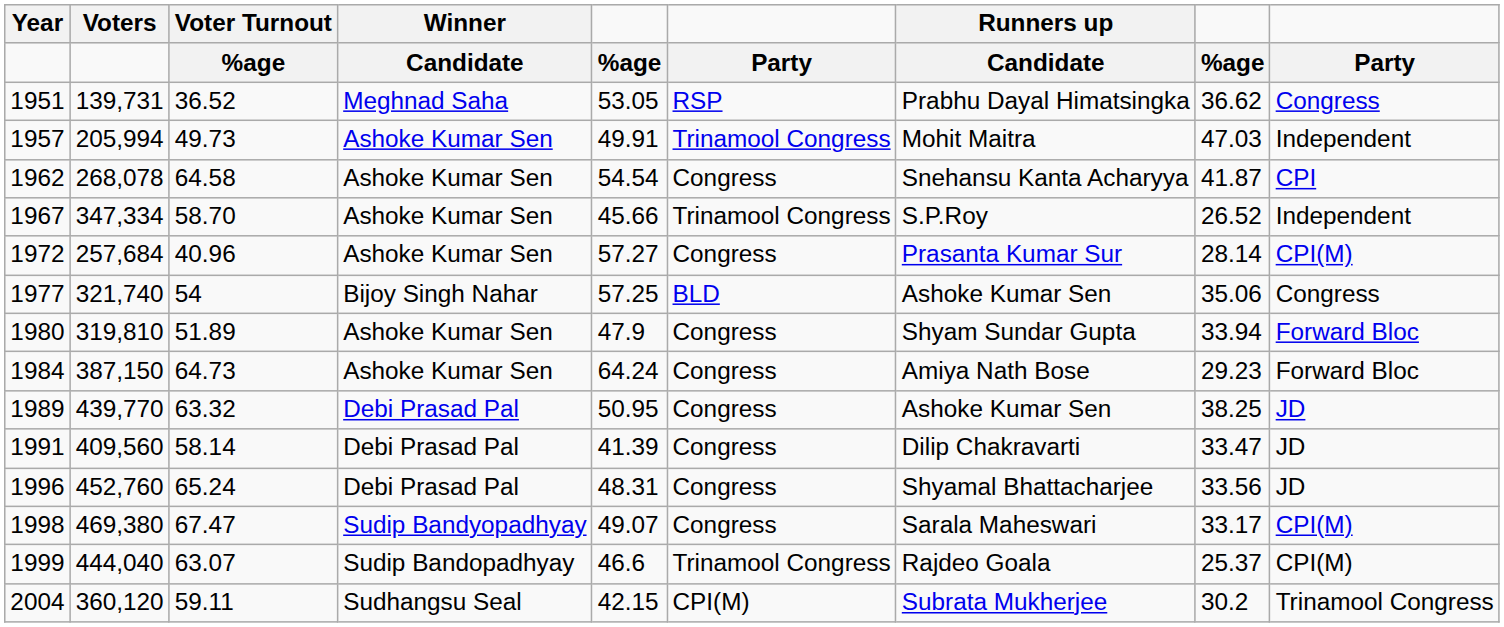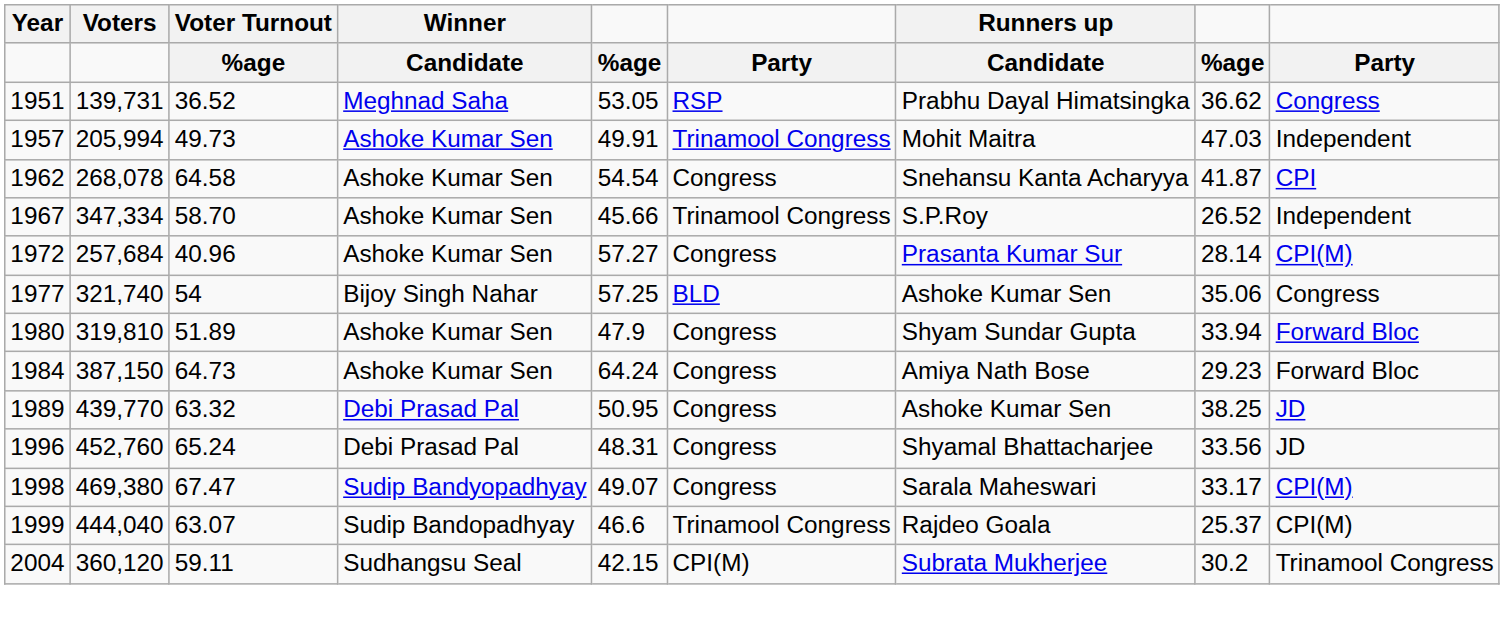- row: (37, 448)
